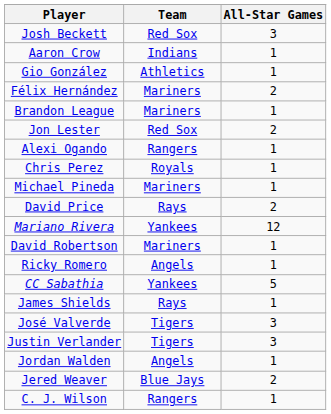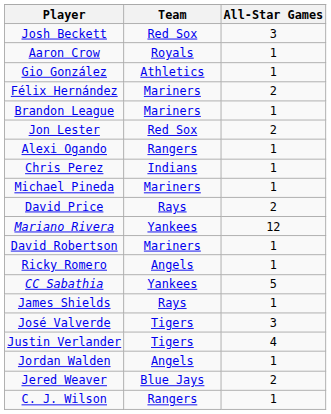(172, 53) Indians -> (172, 53) Royals
(172, 168) Royals -> (172, 168) Indians
(273, 342) 3 -> (273, 342) 4
